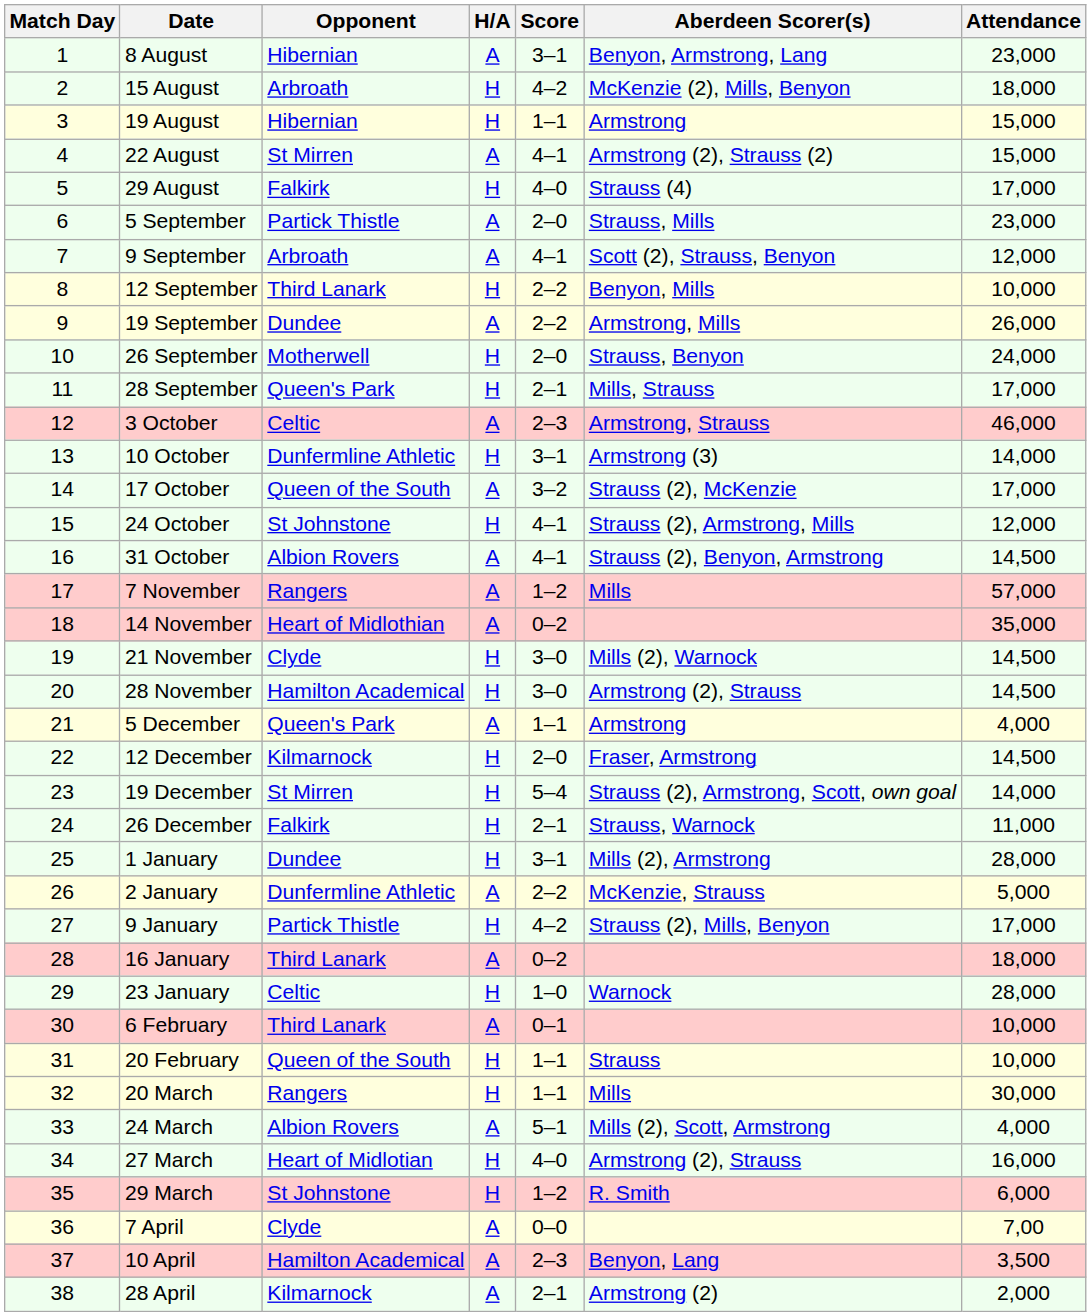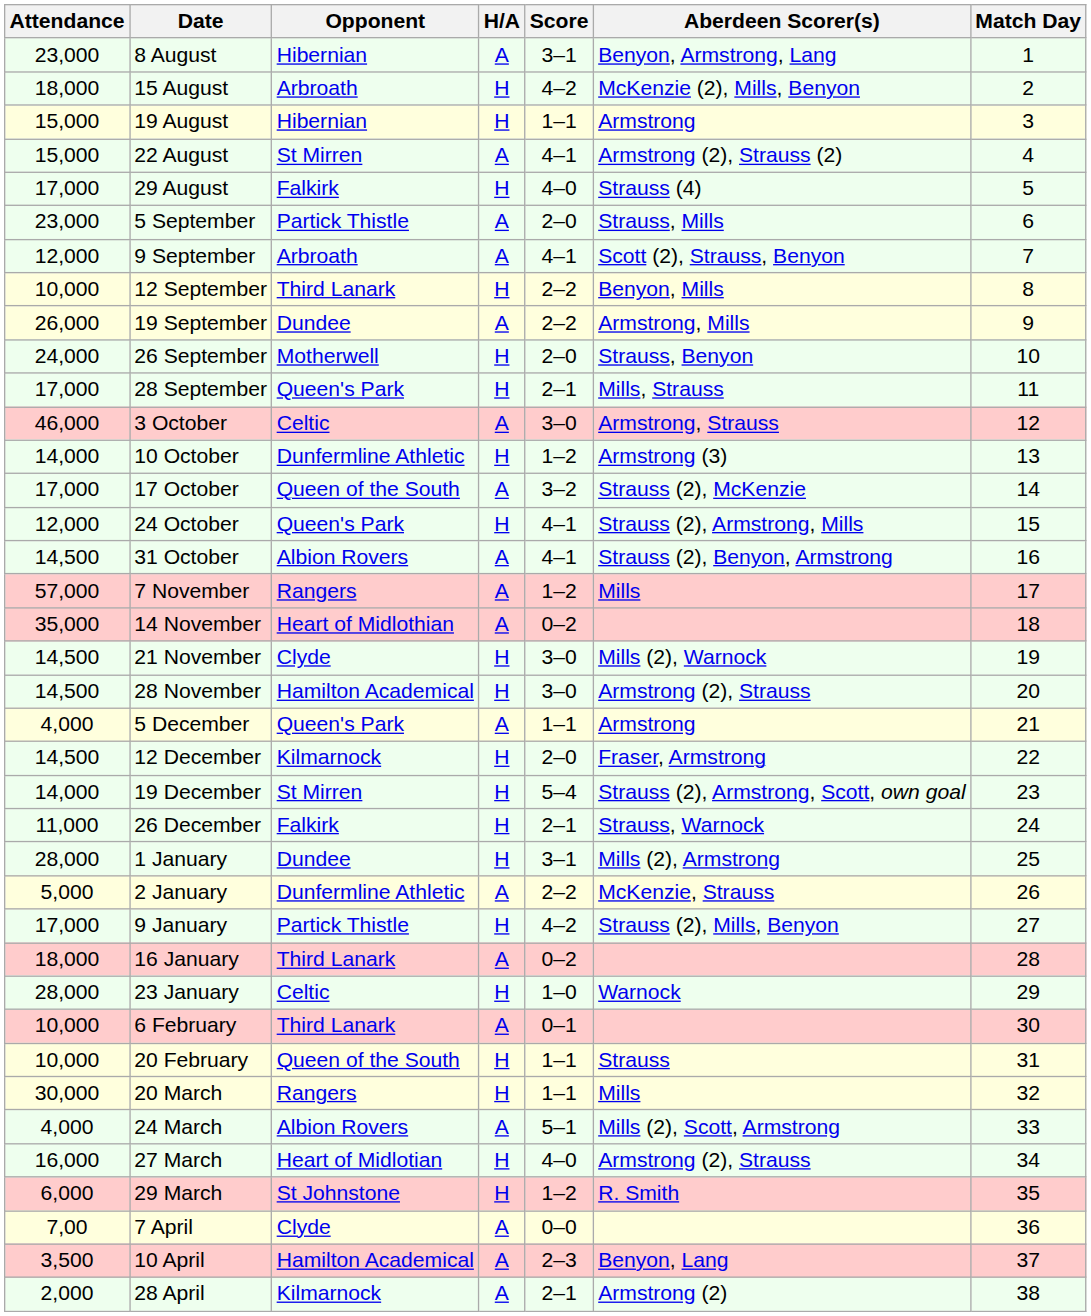columns swapped: (62, 21) <-> (1023, 21)
(550, 423) 2–3 -> (559, 423) 3–0
(550, 456) 3–1 -> (559, 456) 1–2
(329, 523) St Johnstone -> (340, 523) Queen's Park
